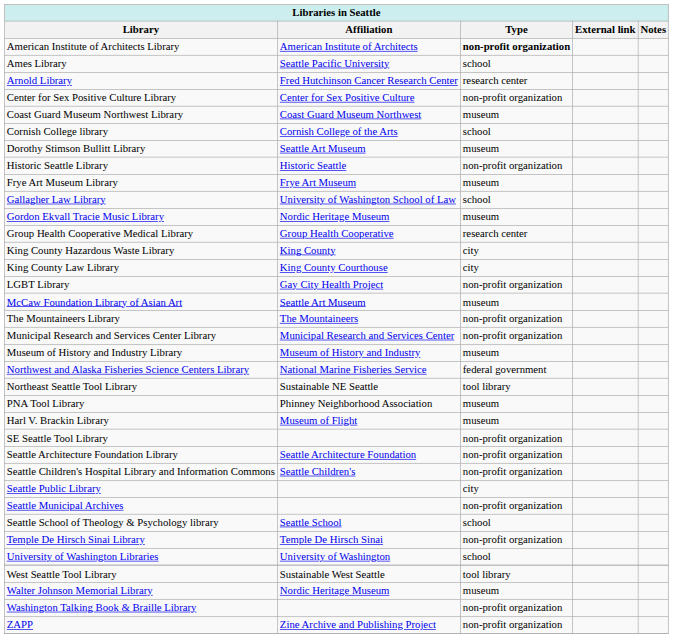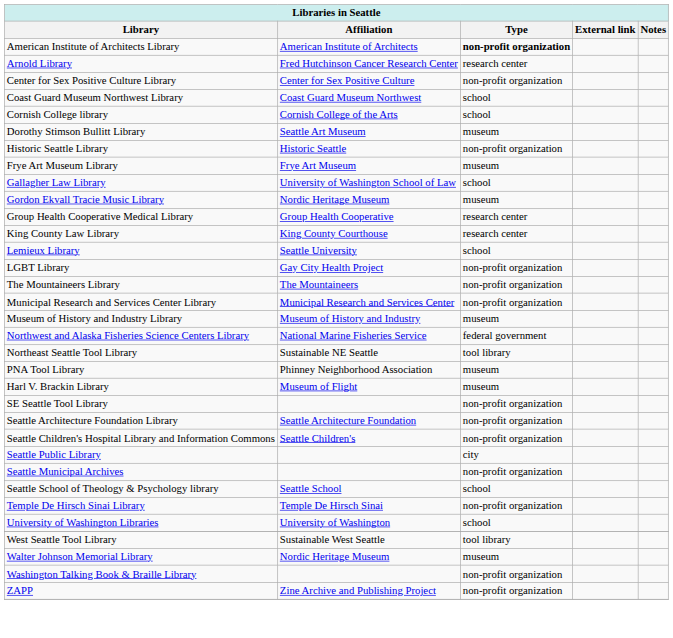- row: (37, 64)
(481, 115) museum -> (477, 98) school
- row: (91, 251)
(471, 268) city -> (495, 234) research center
+ row: (43, 251)
- row: (94, 302)
